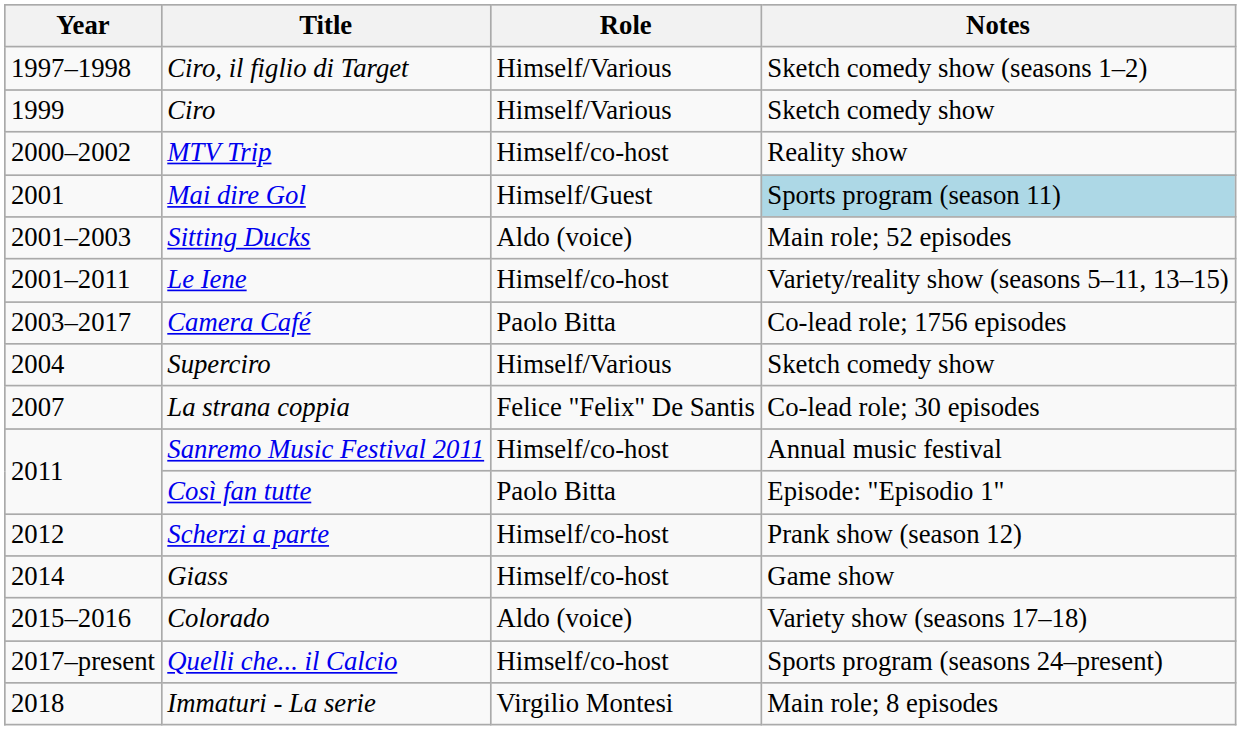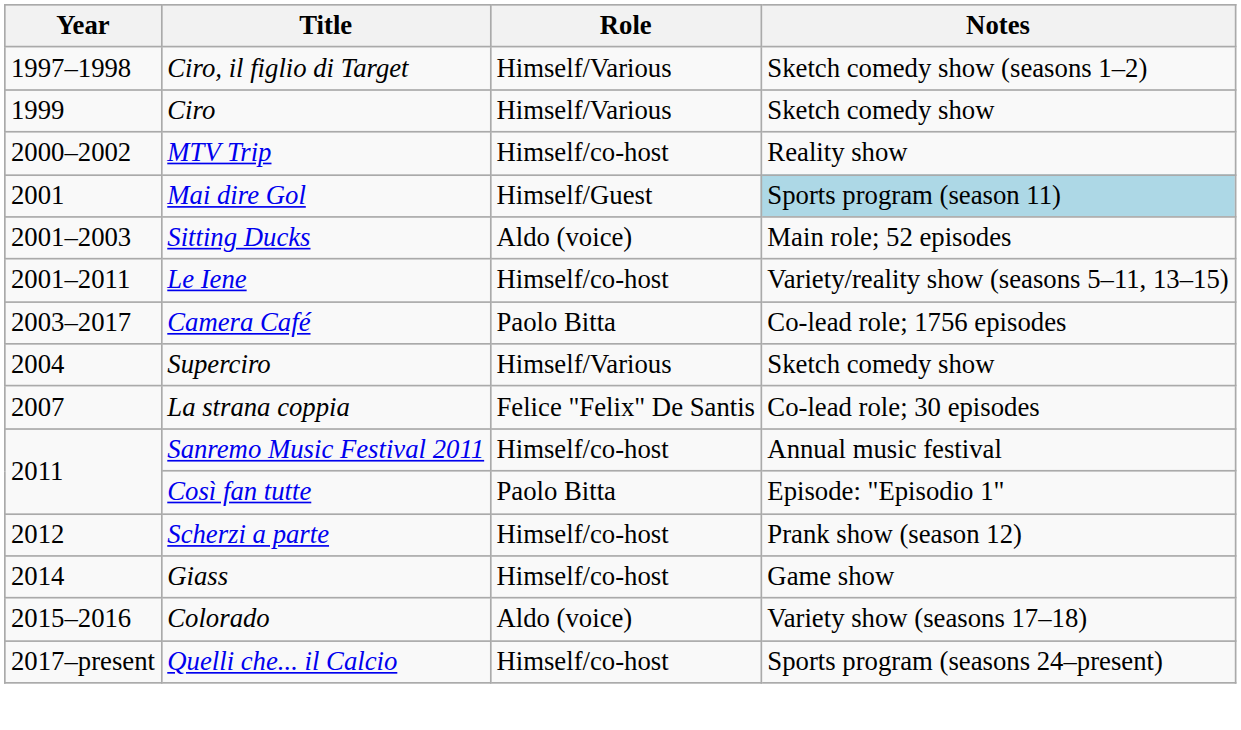- row: (272, 703)
